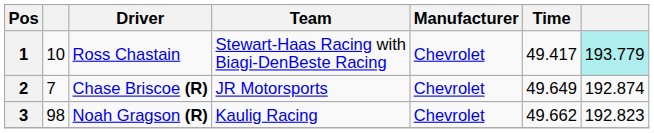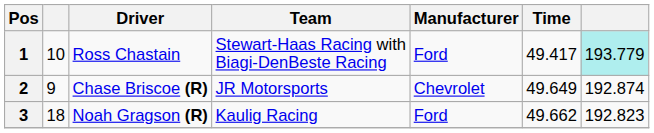(449, 53) Chevrolet -> (431, 53) Ford
(51, 89) 7 -> (51, 89) 9
(56, 115) 98 -> (56, 115) 18
(449, 115) Chevrolet -> (431, 115) Ford
